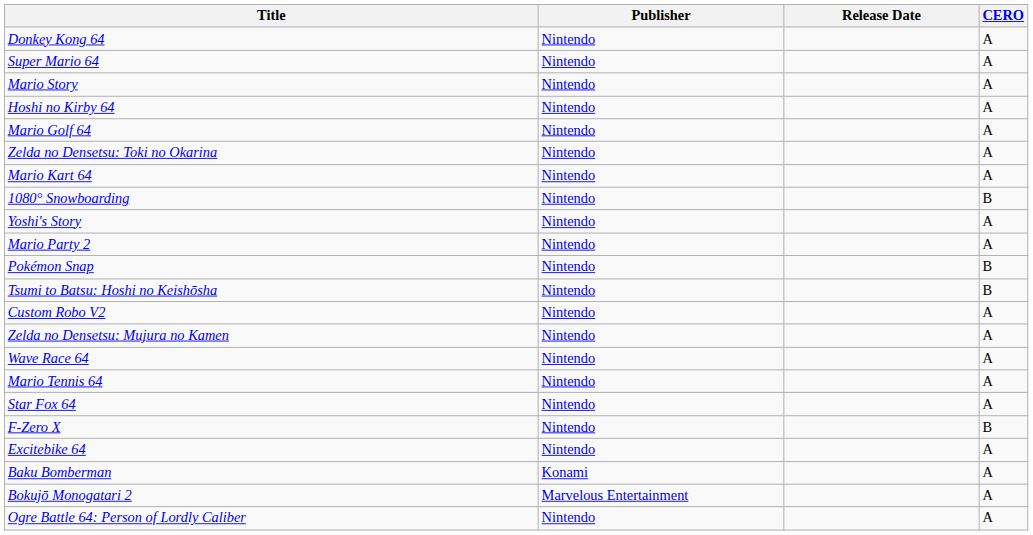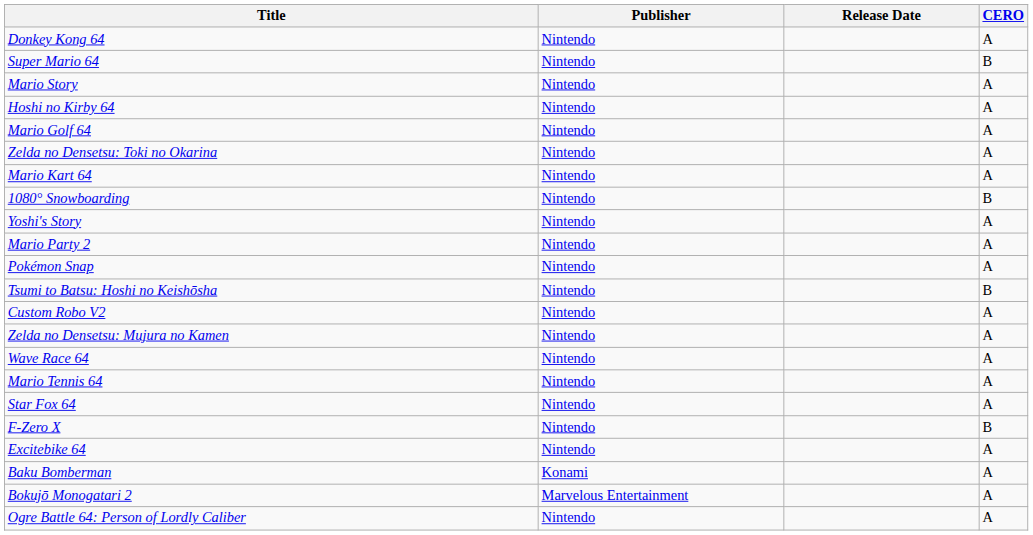(988, 61) A -> (987, 61) B
(987, 267) B -> (988, 267) A
